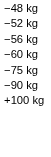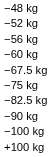+ row: (26, 70)
+ row: (26, 100)
+ row: (24, 131)
